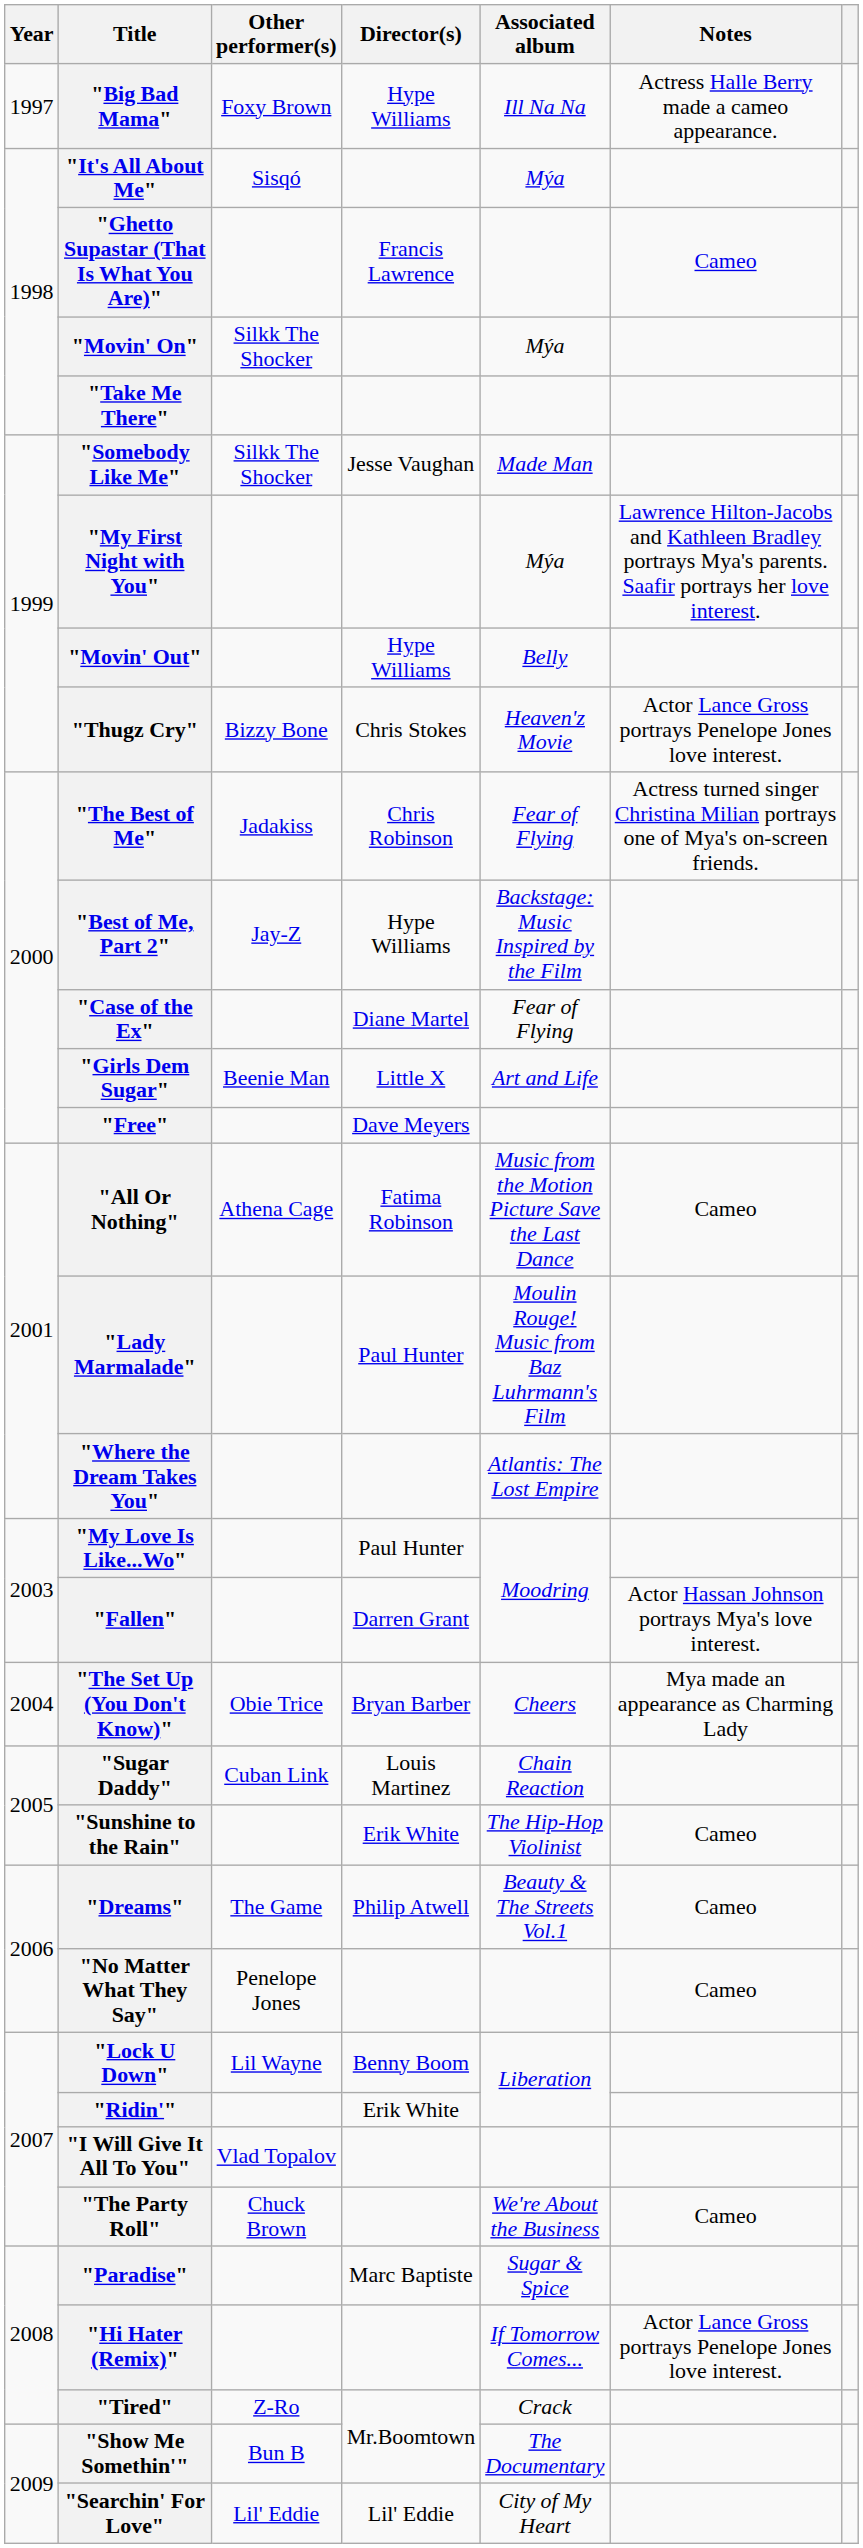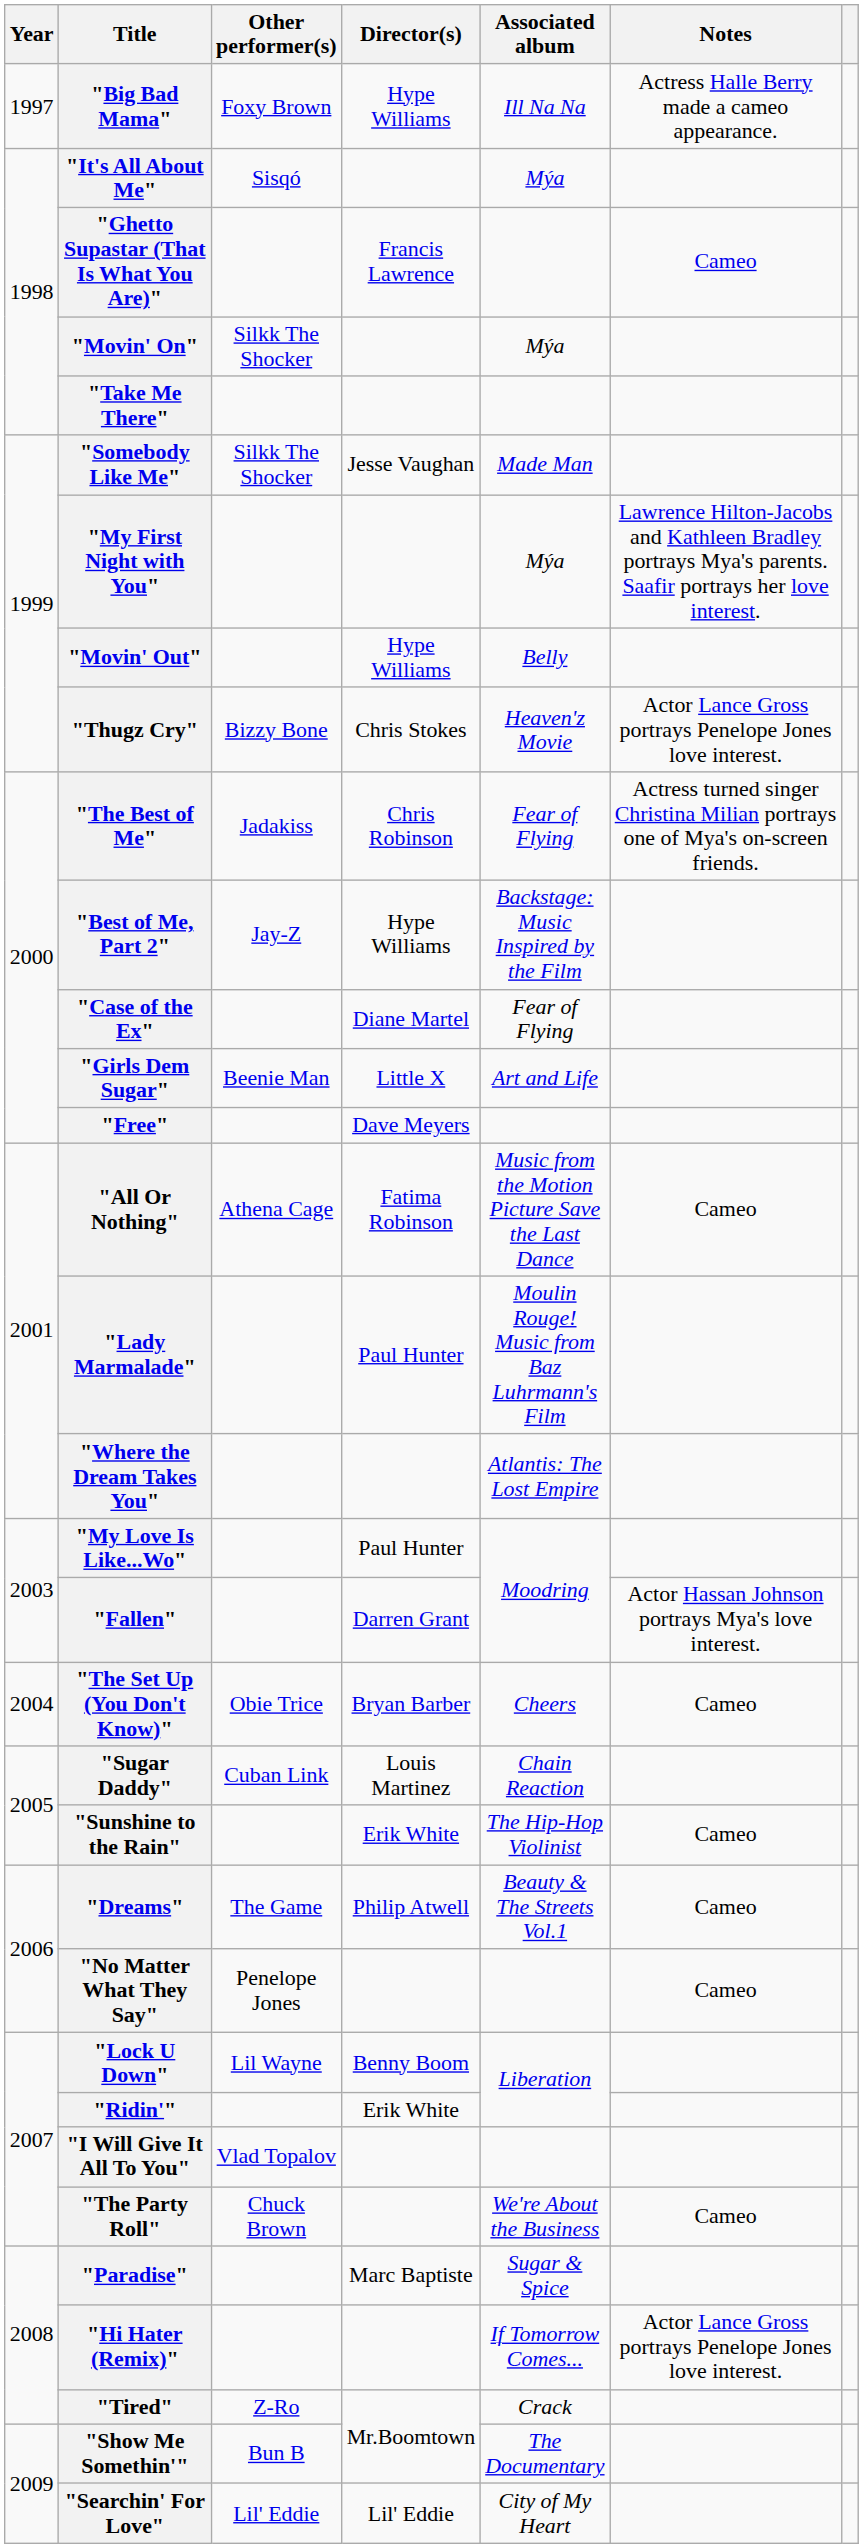(726, 1703) Mya made an appearance as Charming Lady -> (726, 1703) Cameo
